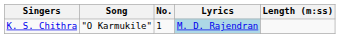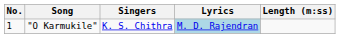columns swapped: (164, 12) <-> (42, 12)
